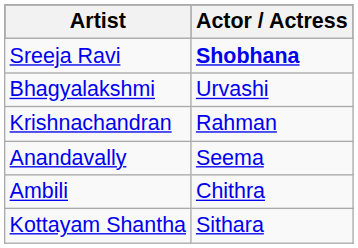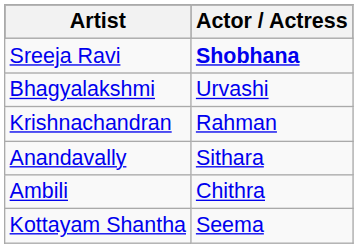(230, 157) Seema -> (230, 157) Sithara
(230, 225) Sithara -> (230, 225) Seema
